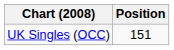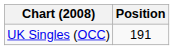(141, 34) 151 -> (141, 34) 191
